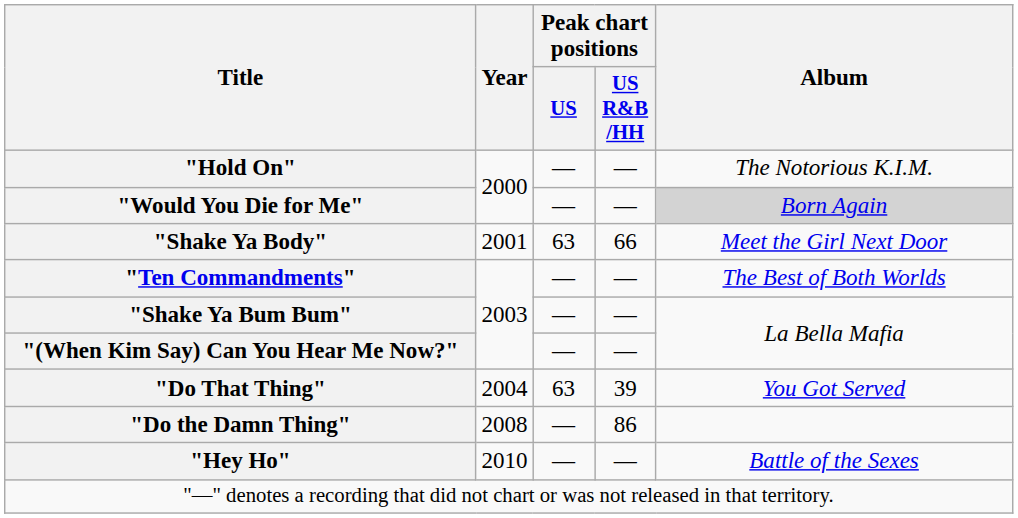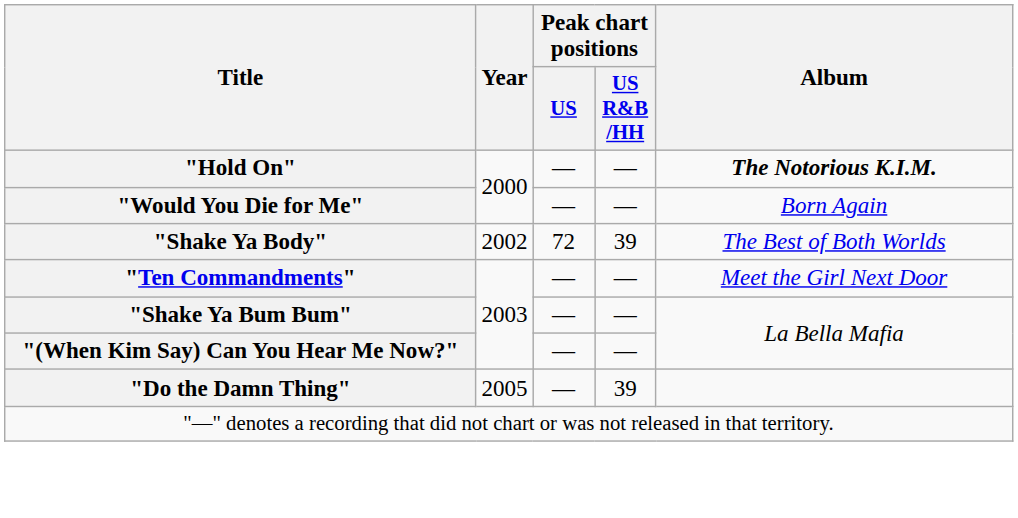(834, 168) normal -> (834, 168) bold
(834, 204) lightgrey background -> (834, 204) no background
(504, 241) 2001 -> (504, 241) 2002
(564, 241) 63 -> (564, 241) 72
(625, 241) 66 -> (625, 241) 39
(834, 241) Meet the Girl Next Door -> (834, 241) The Best of Both Worlds
(834, 278) The Best of Both Worlds -> (834, 278) Meet the Girl Next Door
- row: (240, 387)
(504, 424) 2008 -> (504, 387) 2005
(625, 424) 86 -> (625, 387) 39
- row: (240, 460)
